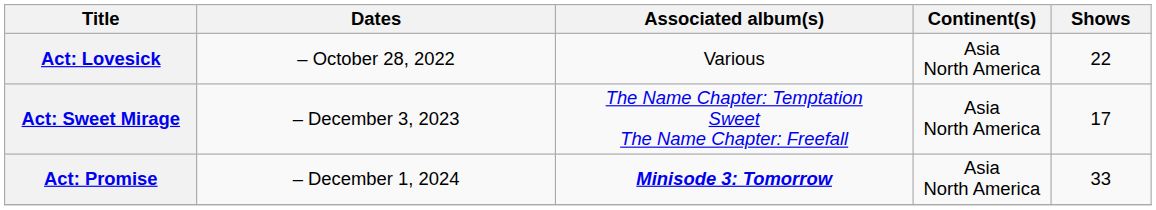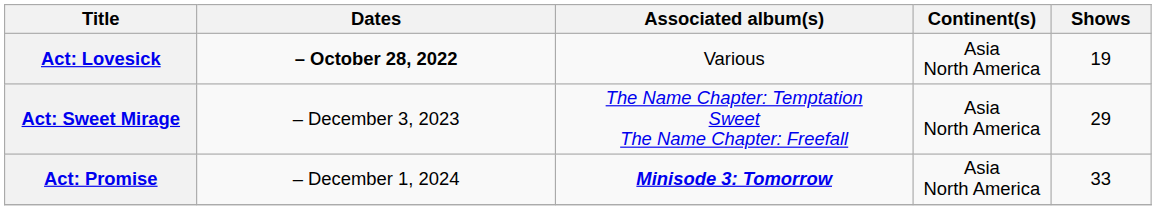(376, 58) normal -> (376, 58) bold
(1101, 58) 22 -> (1101, 58) 19
(1101, 118) 17 -> (1101, 118) 29
